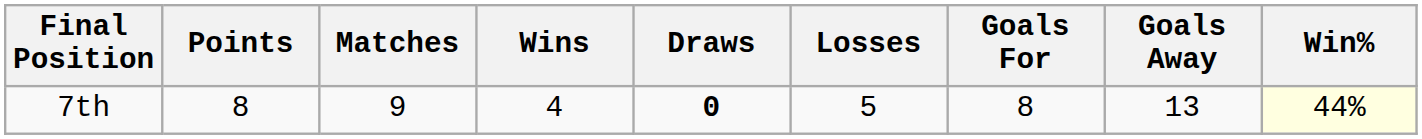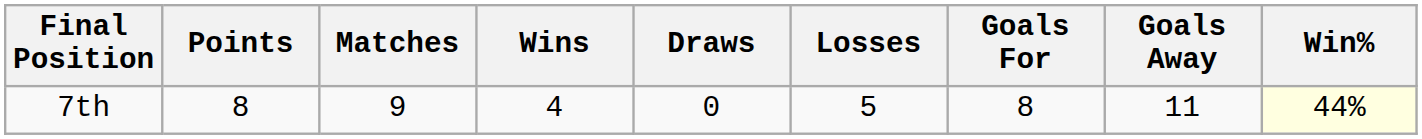(711, 110) bold -> (711, 110) normal
(1182, 110) 13 -> (1182, 110) 11
